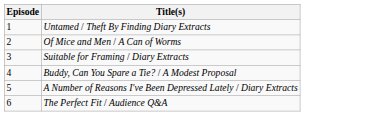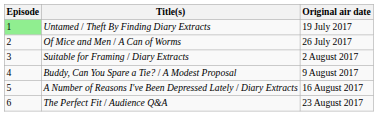+ column: (337, 12)
(9, 27) no background -> (9, 27) lightgreen background
